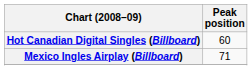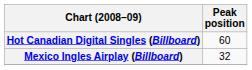(225, 56) 71 -> (225, 56) 32
